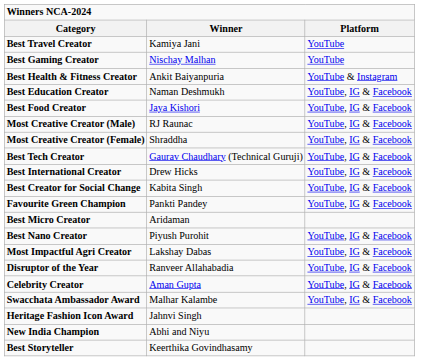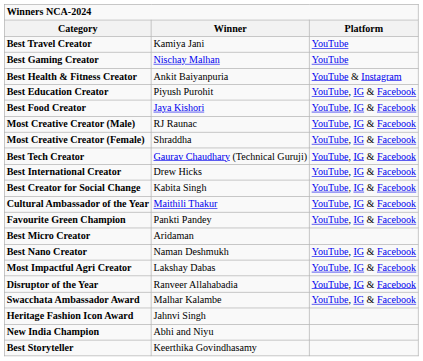(187, 92) Naman Deshmukh -> (183, 92) Piyush Purohit
+ row: (78, 204)
(179, 236) Piyush Purohit -> (191, 252) Naman Deshmukh
- row: (45, 284)
